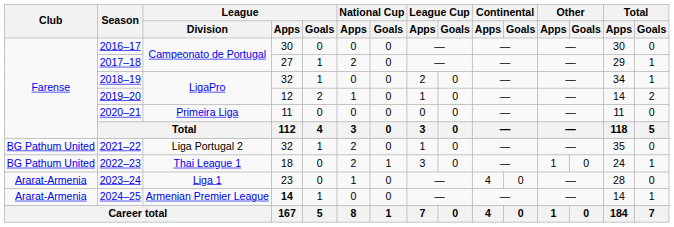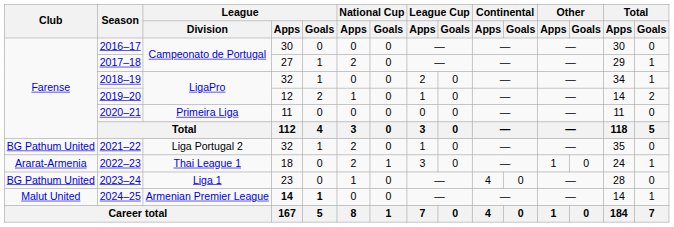(51, 163) BG Pathum United -> (51, 163) Ararat-Armenia
(51, 180) Ararat-Armenia -> (51, 180) BG Pathum United
(51, 197) Ararat-Armenia -> (51, 197) Malut United
(320, 197) normal -> (320, 197) bold
